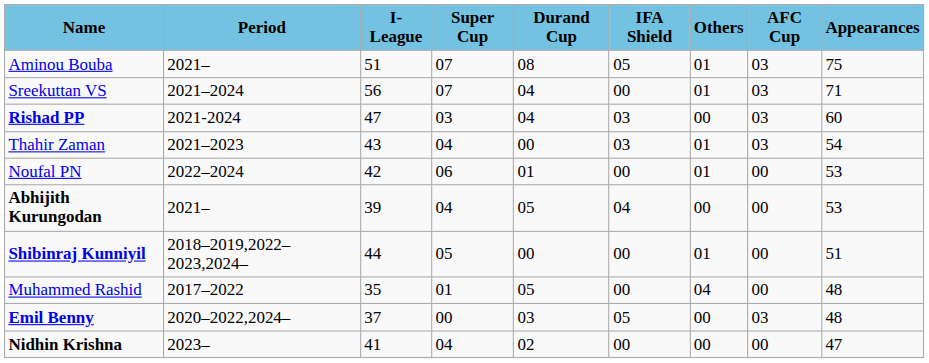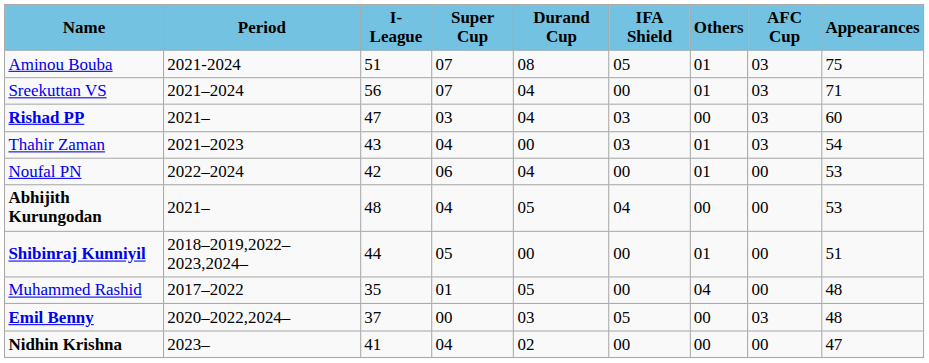(189, 63) 2021– -> (204, 63) 2021-2024
(204, 117) 2021-2024 -> (189, 117) 2021–
(526, 171) 01 -> (526, 171) 04
(373, 207) 39 -> (373, 207) 48
